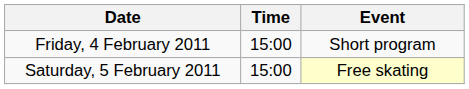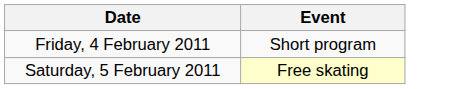- column: (271, 17)
